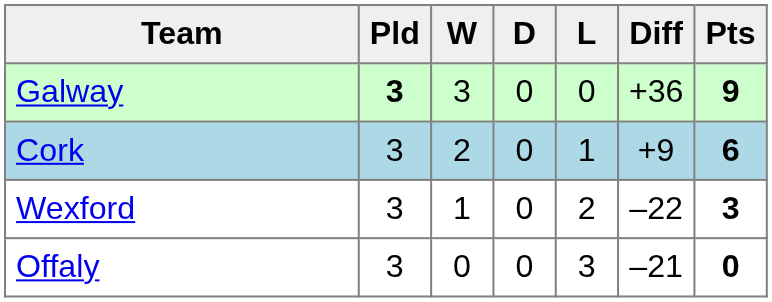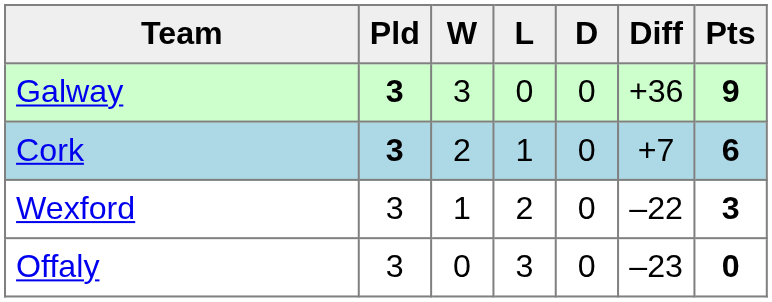columns swapped: (524, 33) <-> (587, 33)
(395, 150) normal -> (395, 150) bold
(656, 150) +9 -> (656, 150) +7
(656, 266) –21 -> (656, 266) –23
